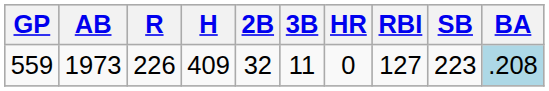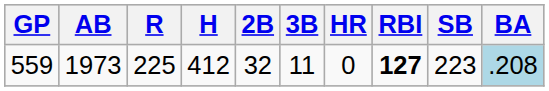(154, 65) 226 -> (154, 65) 225
(209, 65) 409 -> (209, 65) 412
(400, 65) normal -> (400, 65) bold
